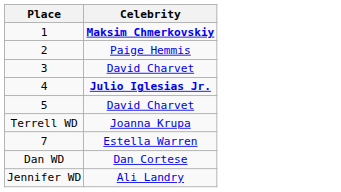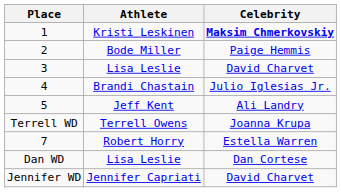+ column: (144, 14)
(150, 86) bold -> (270, 86) normal
(150, 105) David Charvet -> (270, 105) Ali Landry
(150, 178) Ali Landry -> (270, 178) David Charvet
